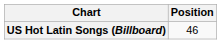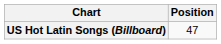(192, 30) 46 -> (192, 30) 47
